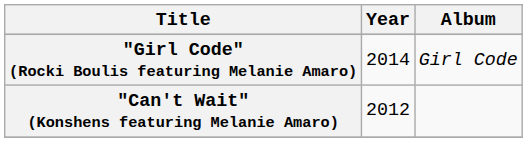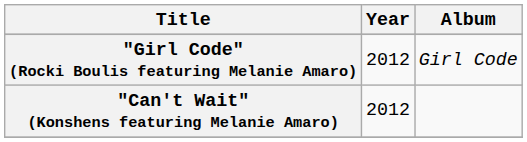(388, 60) 2014 -> (388, 60) 2012
